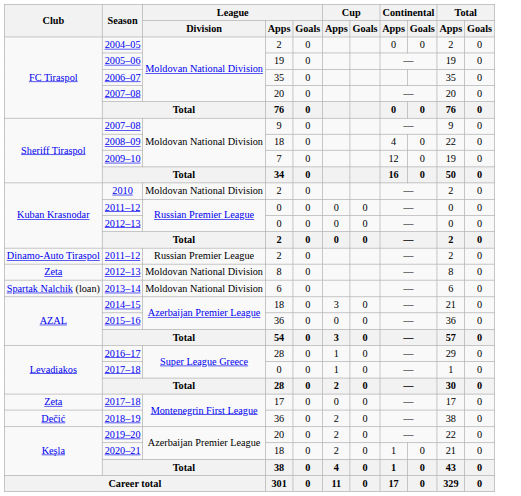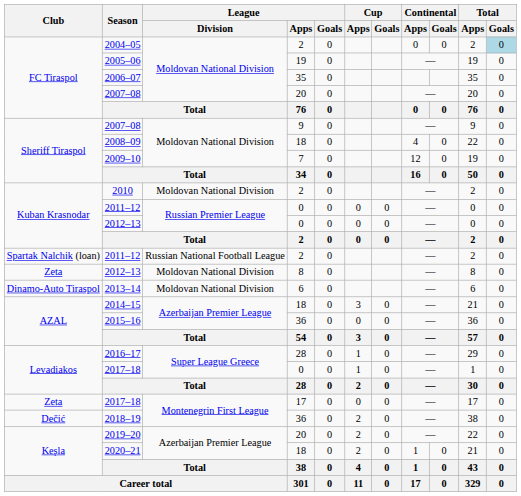(479, 45) no background -> (501, 45) lightblue background
(53, 256) Dinamo-Auto Tiraspol -> (53, 256) Spartak Nalchik (loan)
(204, 256) Russian Premier League -> (215, 256) Russian National Football League
(53, 288) Spartak Nalchik (loan) -> (53, 288) Dinamo-Auto Tiraspol
